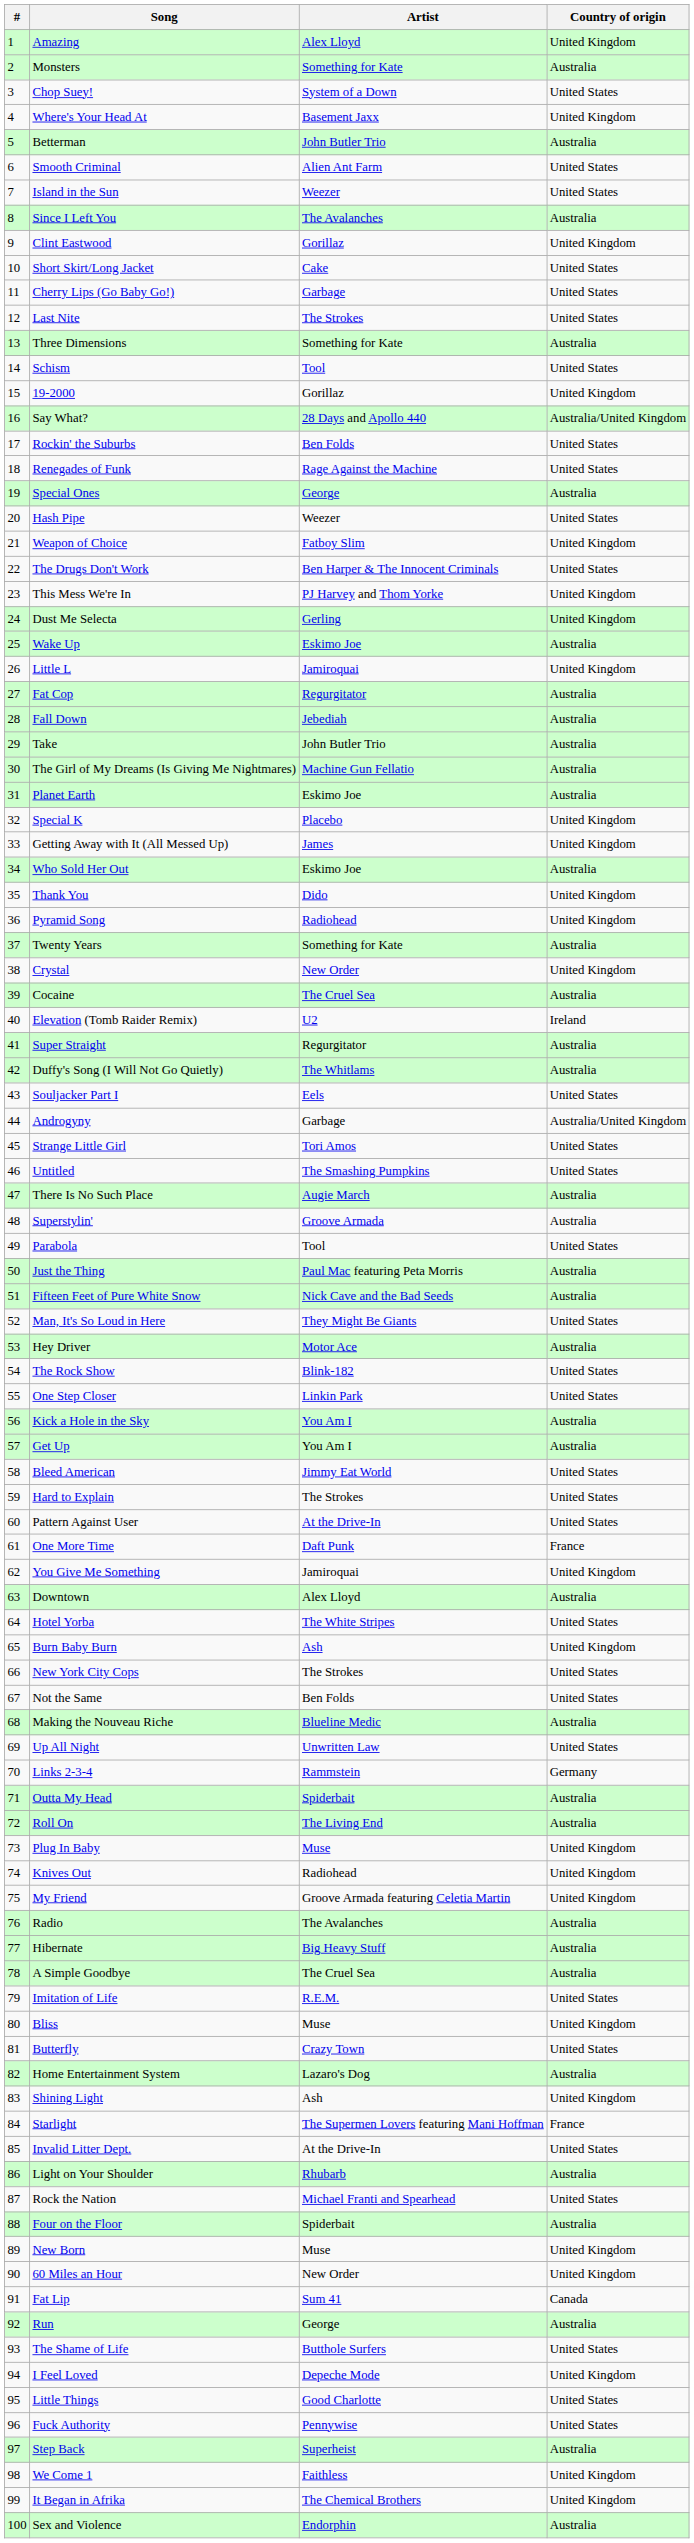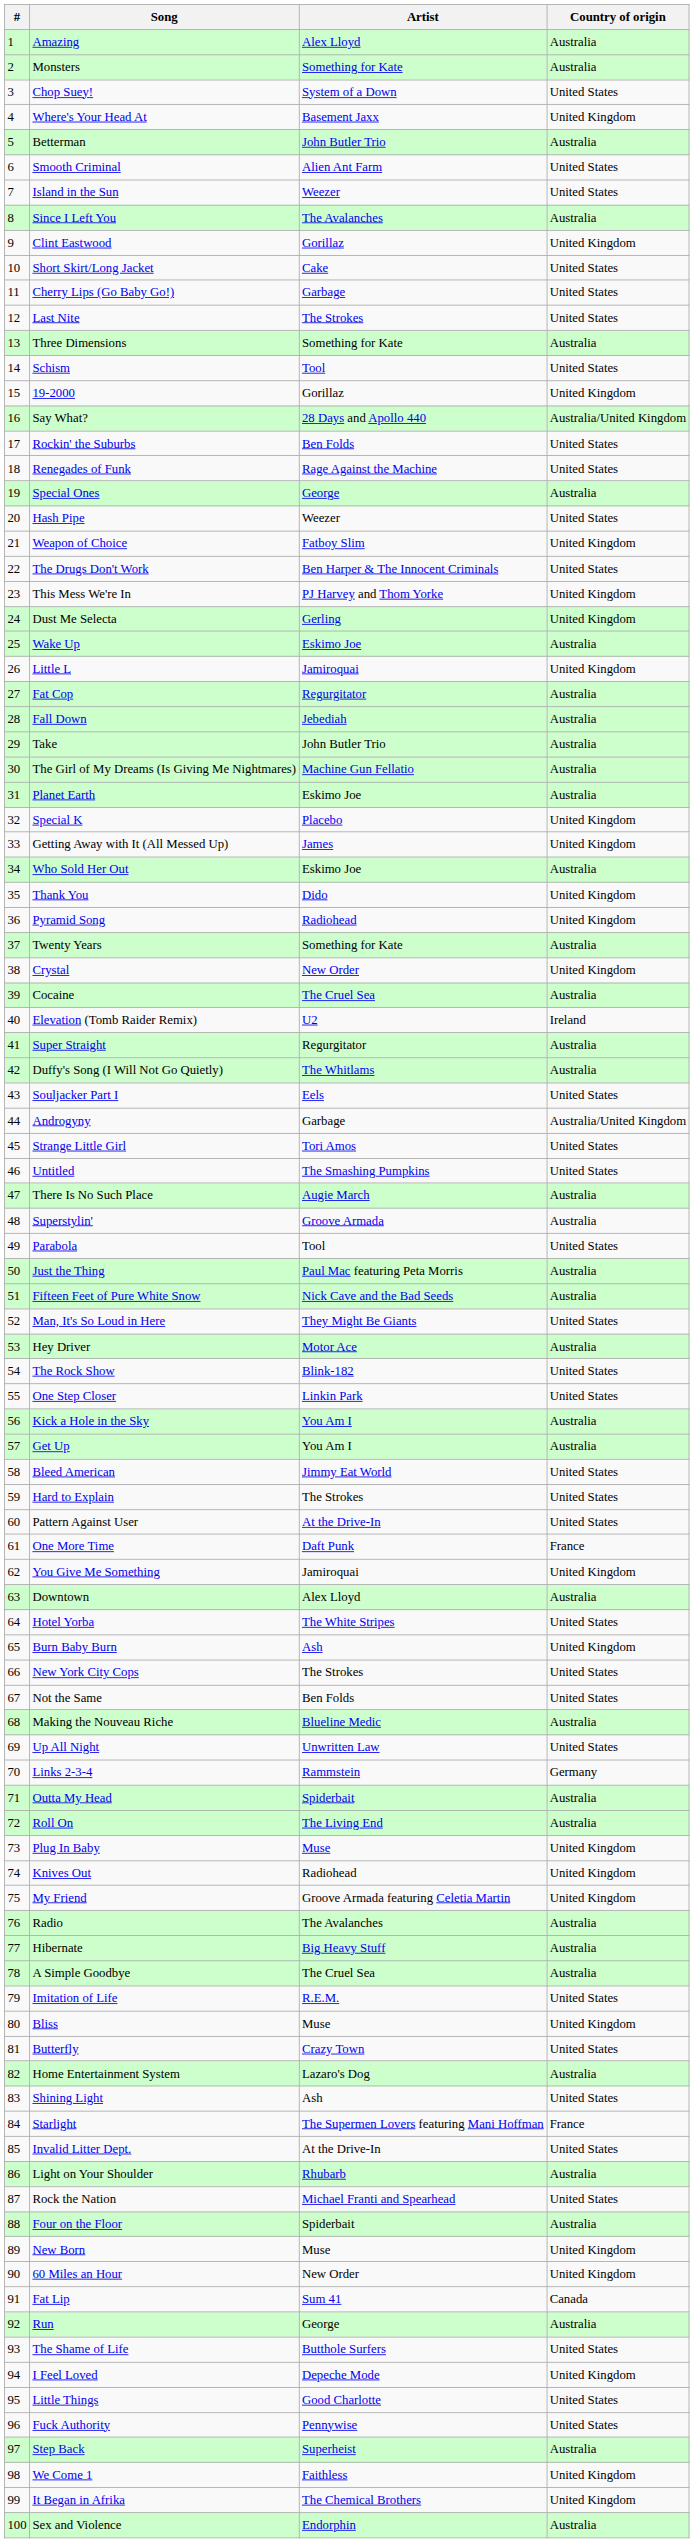(593, 41) United Kingdom -> (573, 41) Australia
(593, 2098) United Kingdom -> (584, 2098) United States
